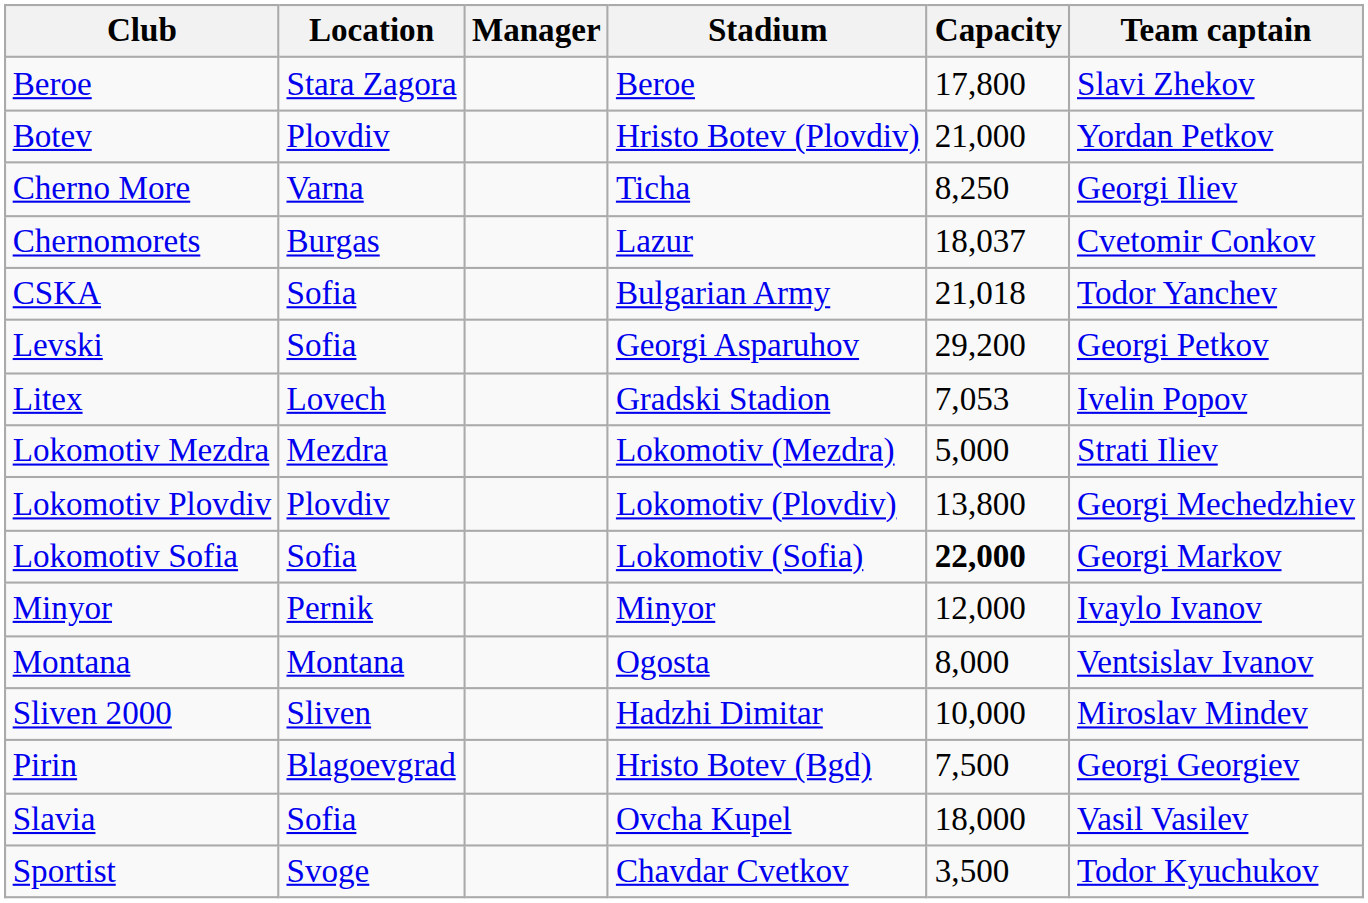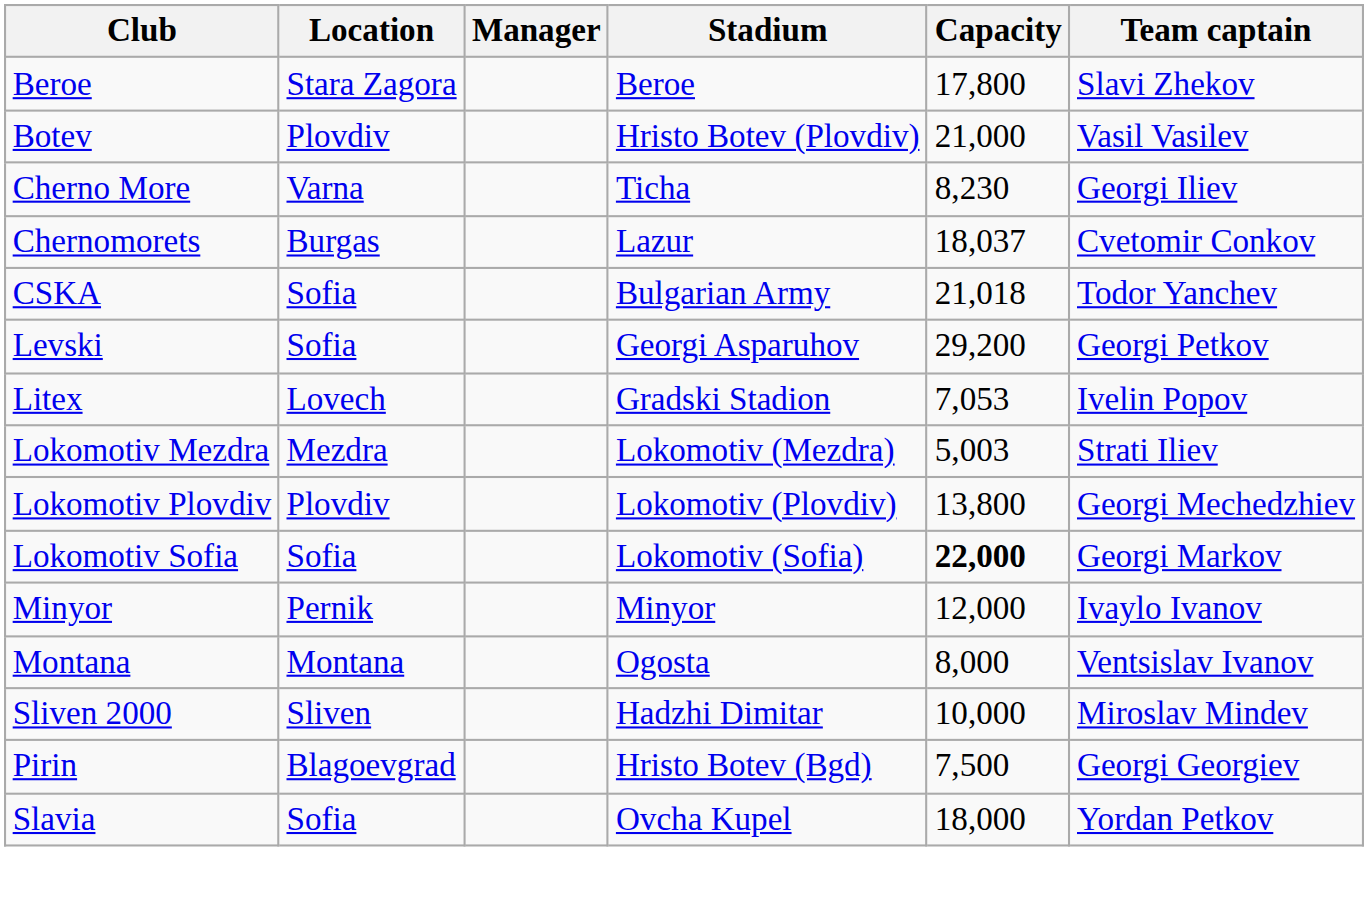(1175, 135) Yordan Petkov -> (1163, 135) Vasil Vasilev
(972, 188) 8,250 -> (972, 188) 8,230
(972, 450) 5,000 -> (972, 450) 5,003
(1163, 818) Vasil Vasilev -> (1175, 818) Yordan Petkov
- row: (64, 871)
